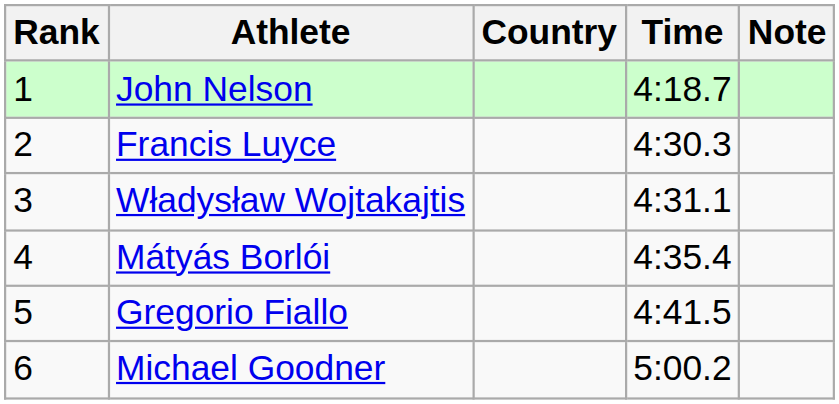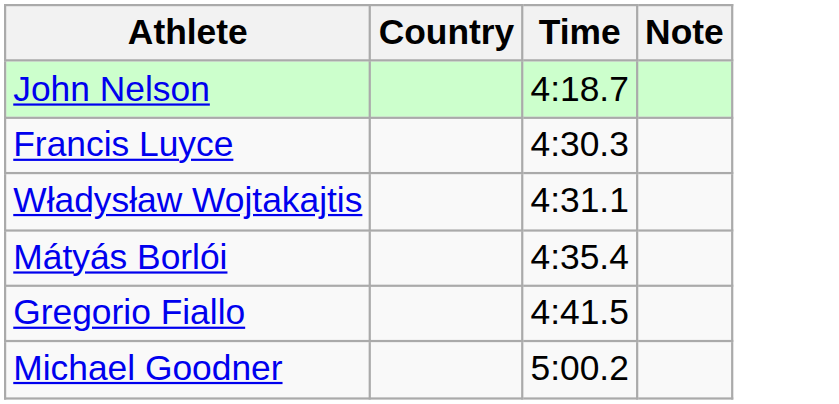- column: (56, 32)
